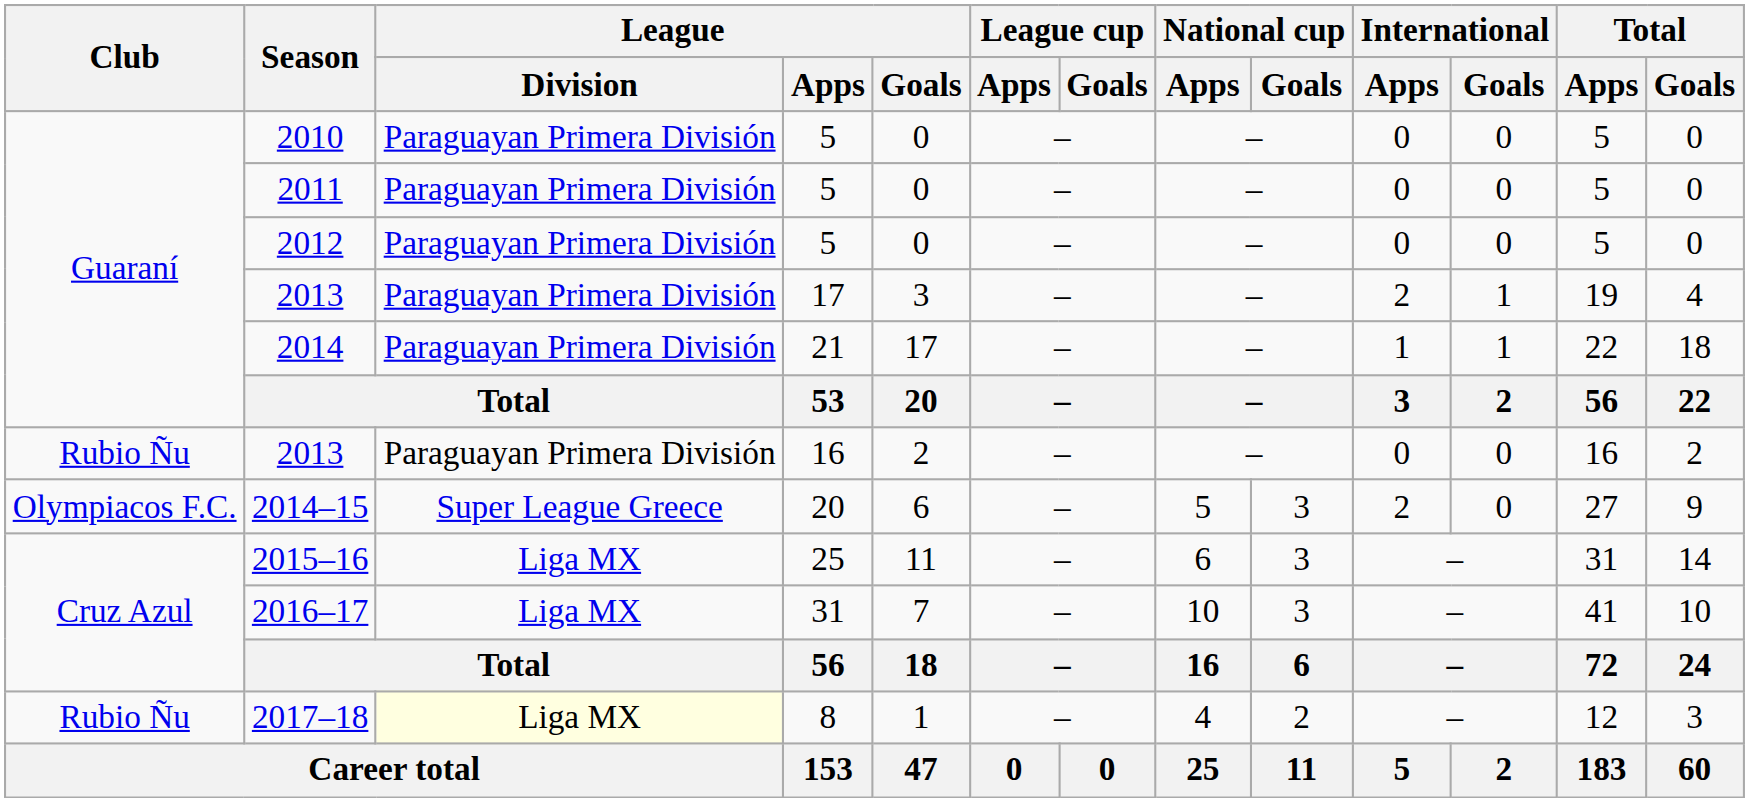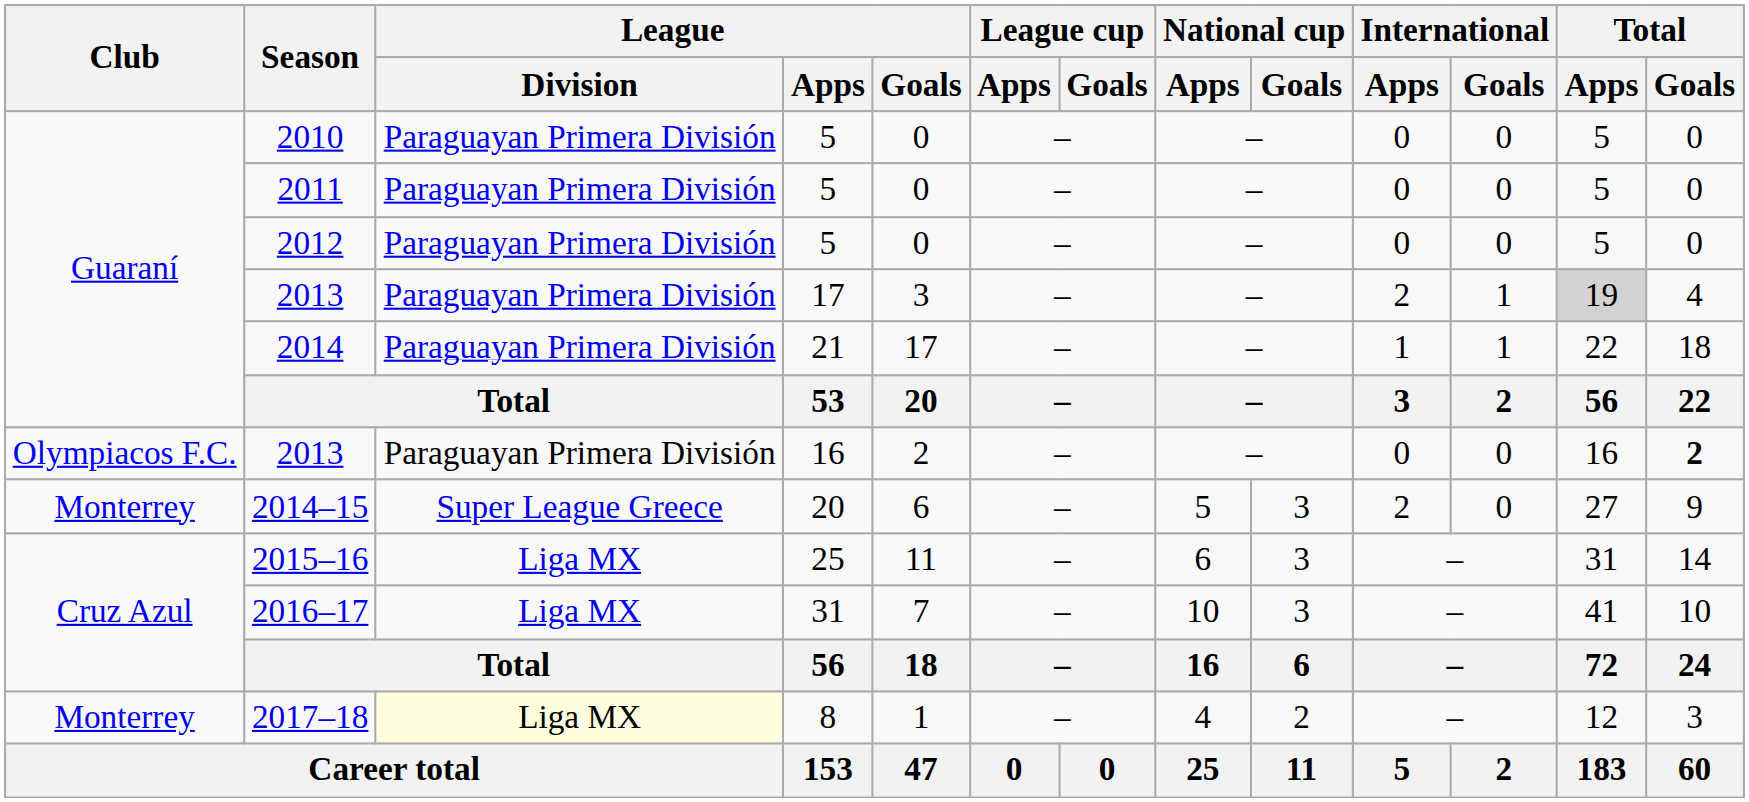(1601, 294) no background -> (1601, 294) lightgrey background
(125, 453) Rubio Ñu -> (125, 453) Olympiacos F.C.
(1695, 453) normal -> (1695, 453) bold
(125, 505) Olympiacos F.C. -> (125, 505) Monterrey
(125, 717) Rubio Ñu -> (125, 717) Monterrey
